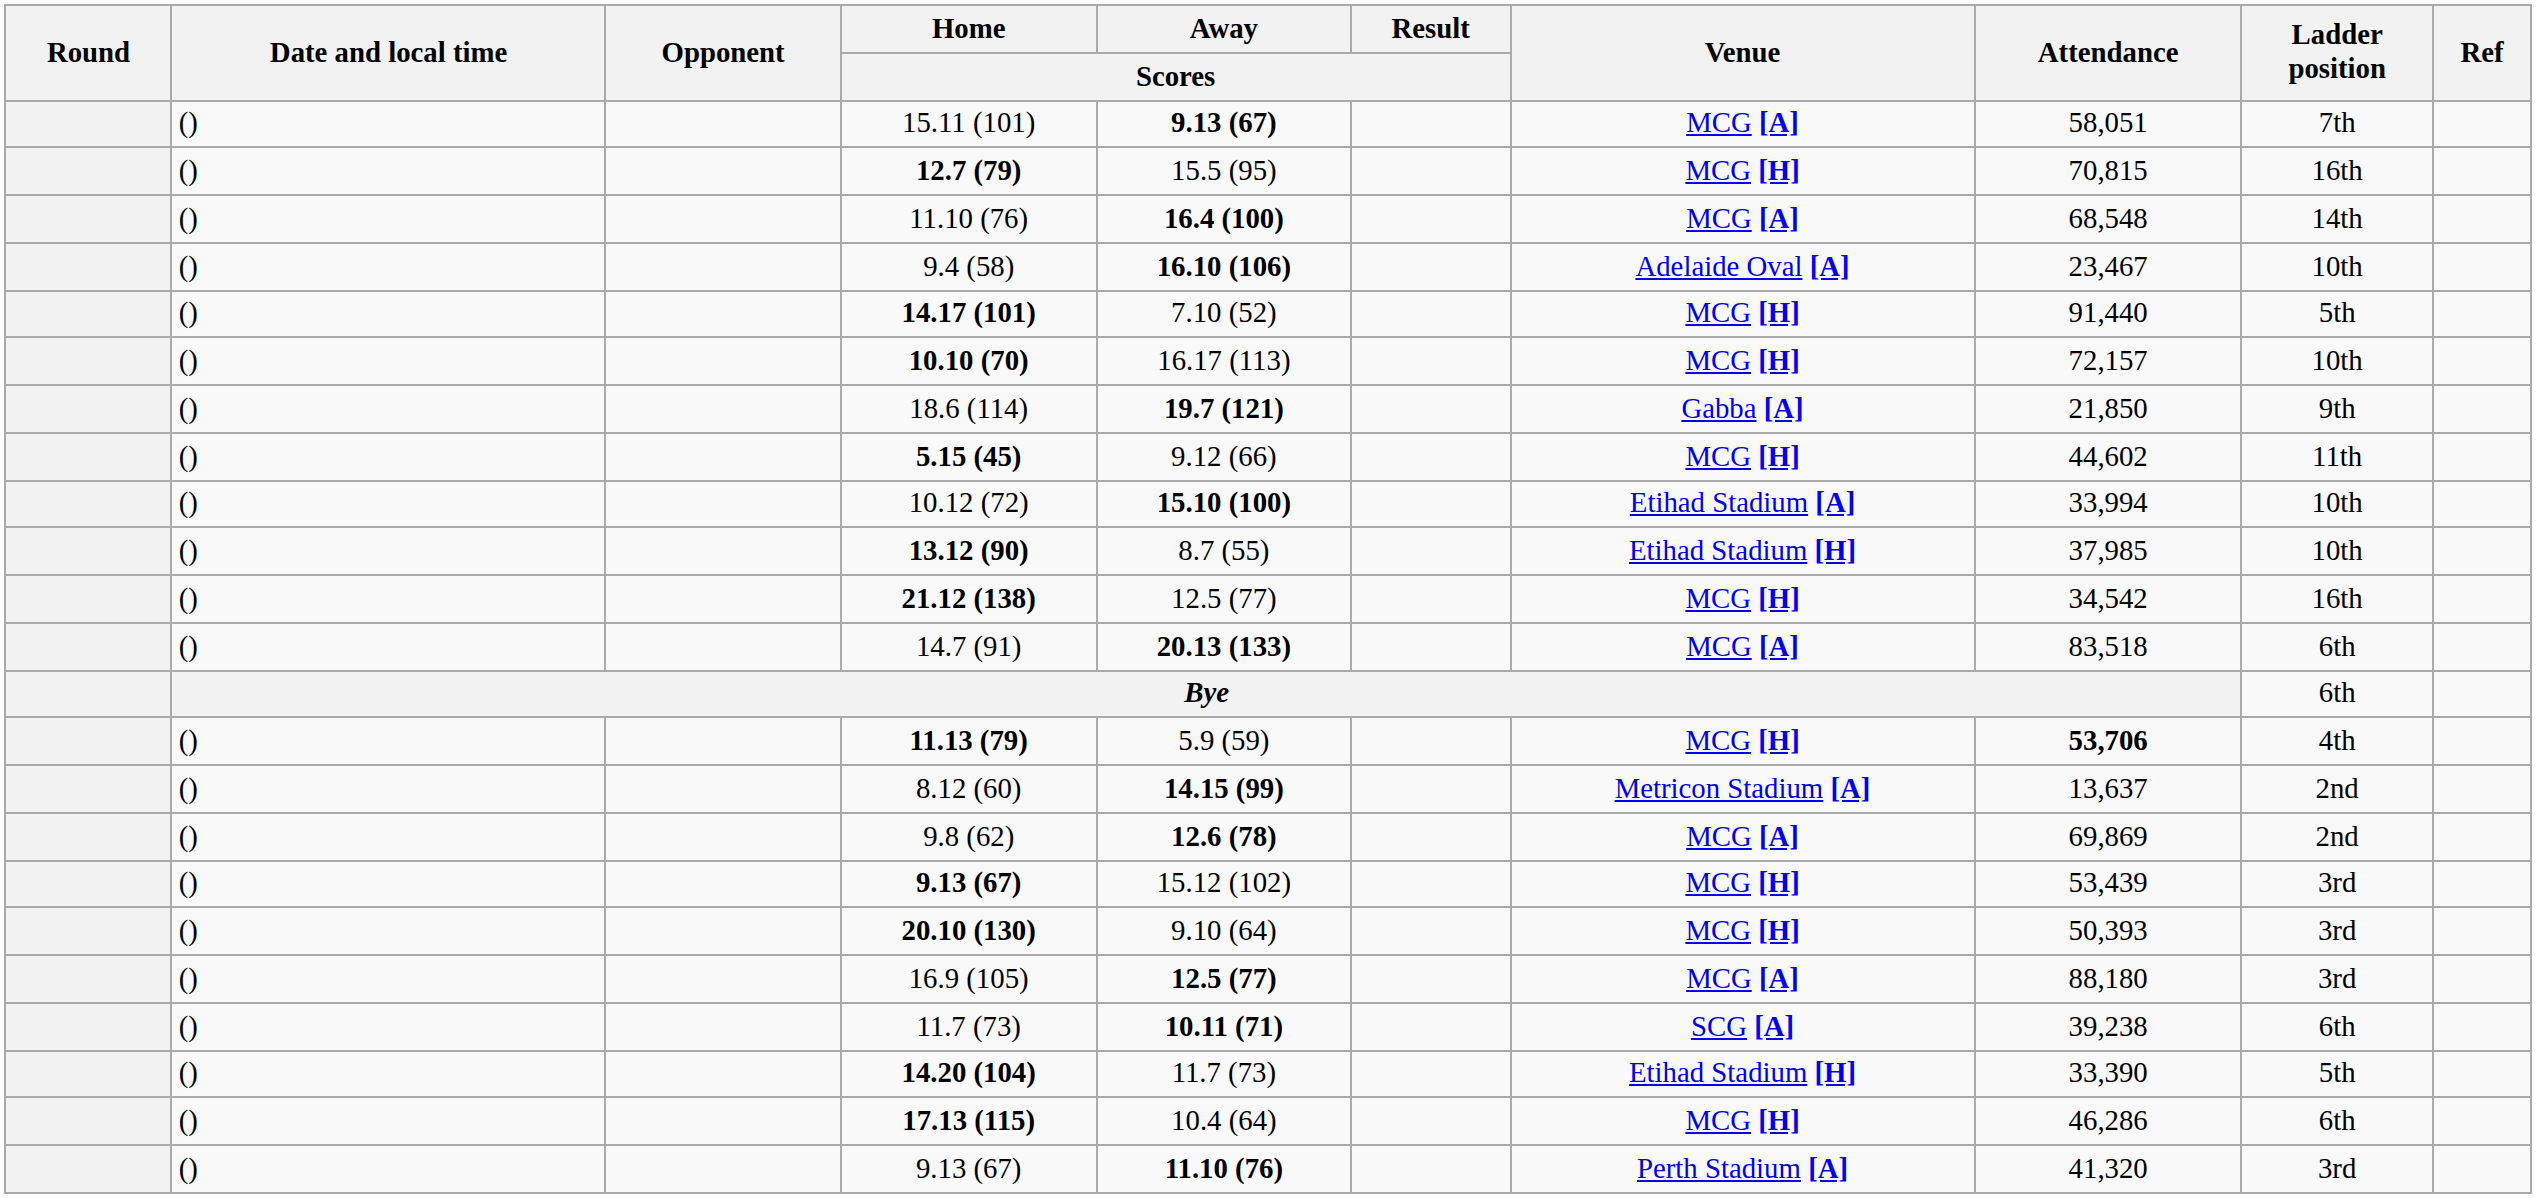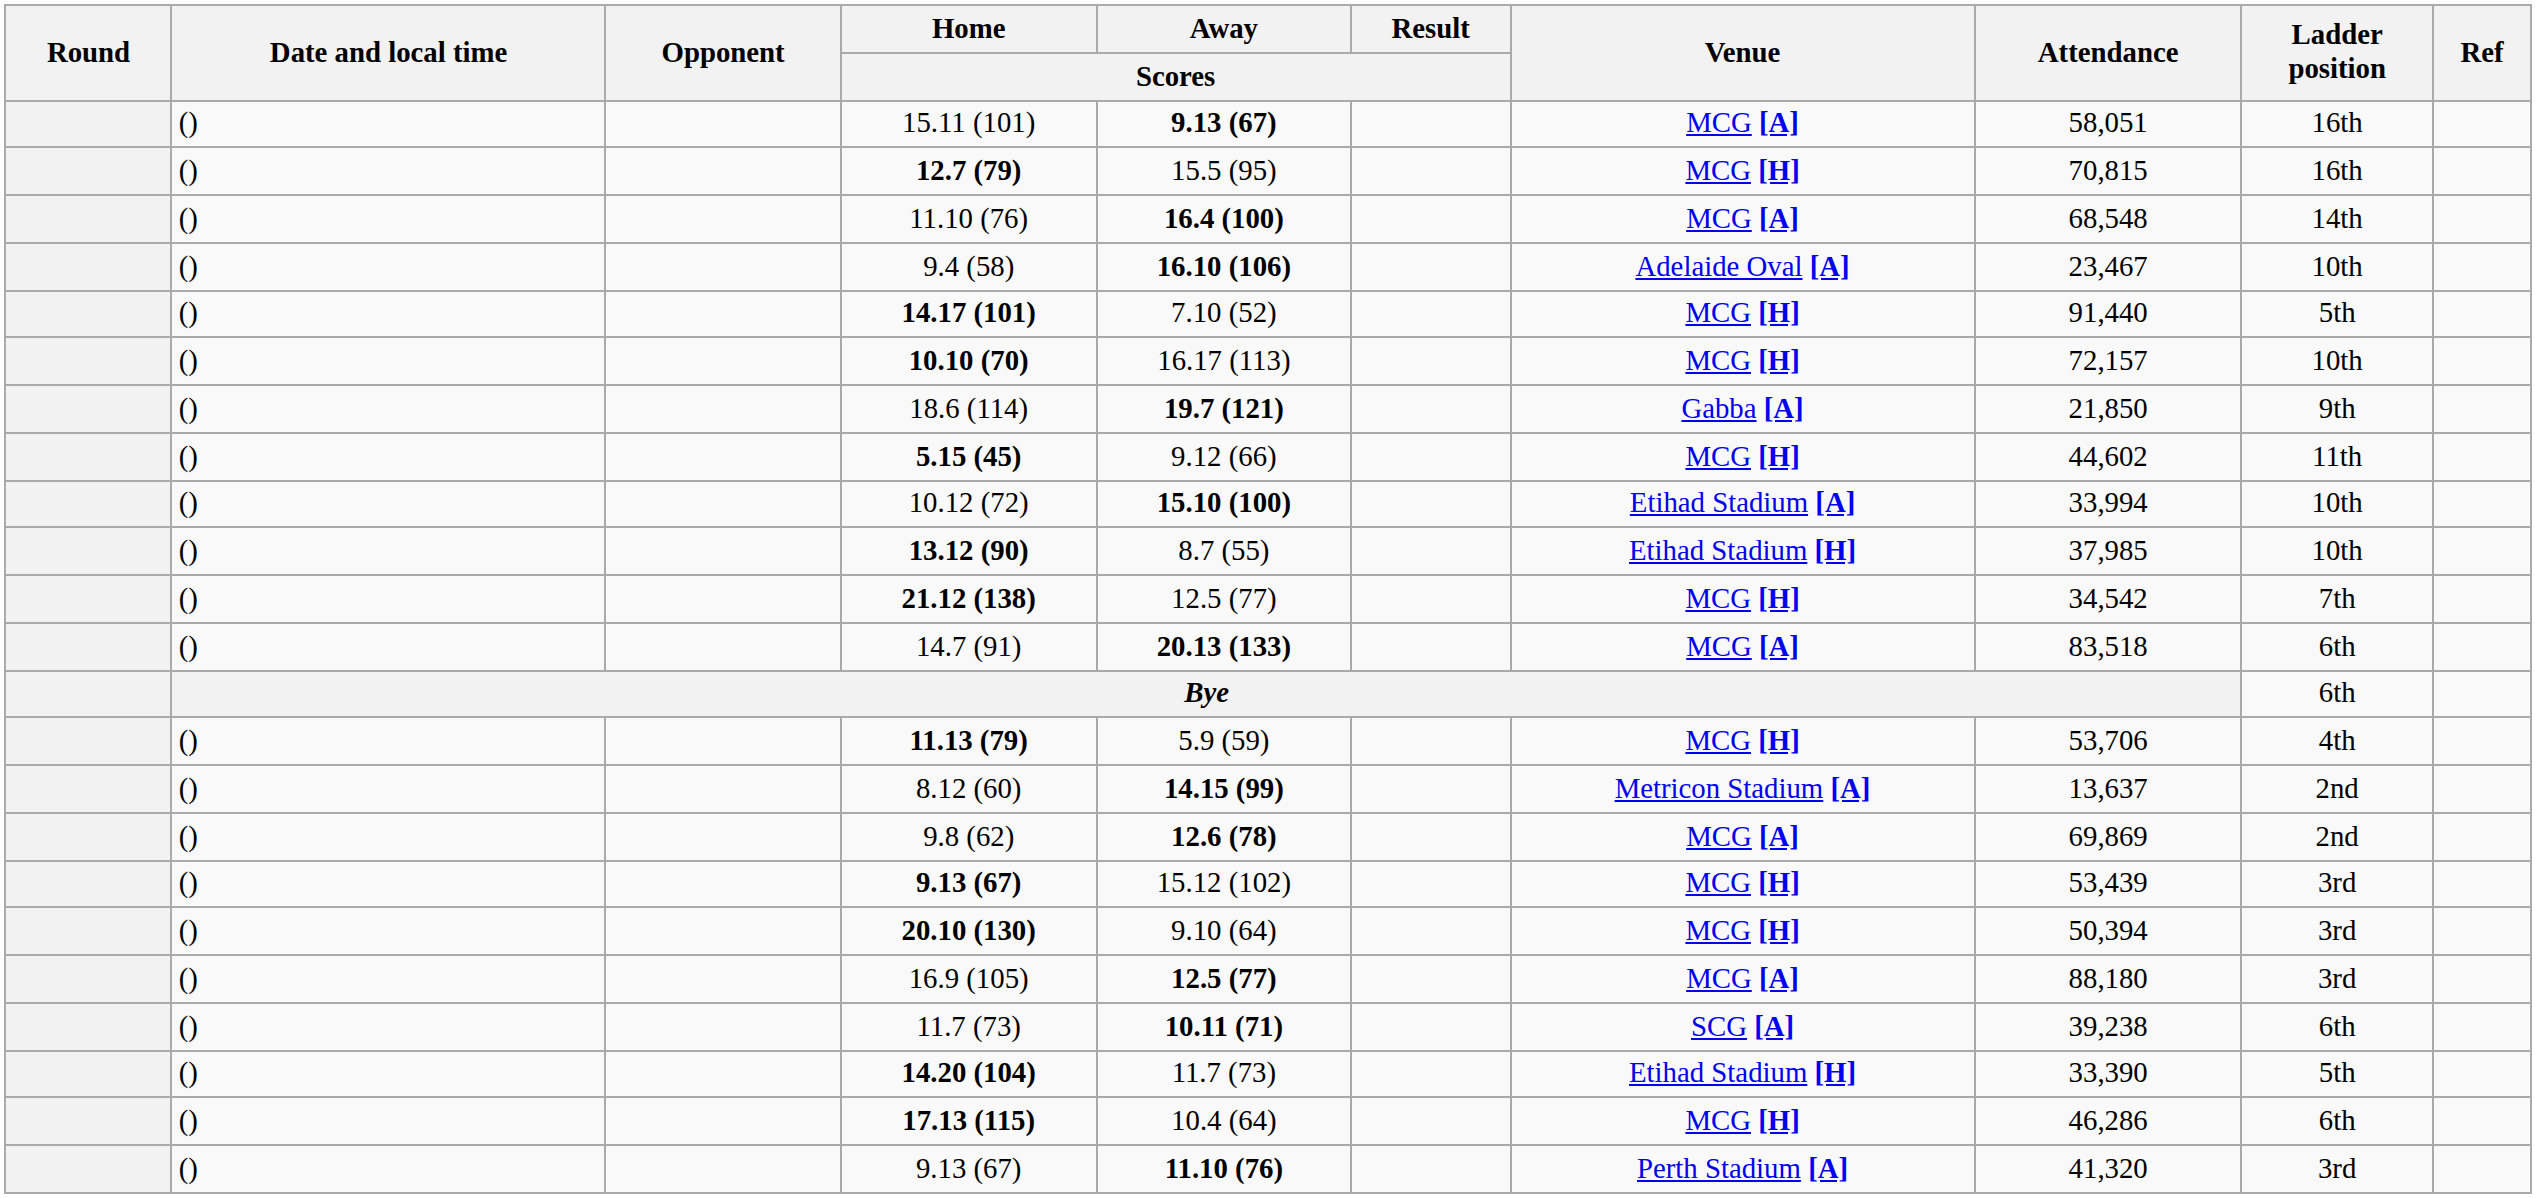(2337, 123) 7th -> (2337, 123) 16th
(2337, 598) 16th -> (2337, 598) 7th
(2108, 741) bold -> (2108, 741) normal
(2108, 931) 50,393 -> (2108, 931) 50,394
